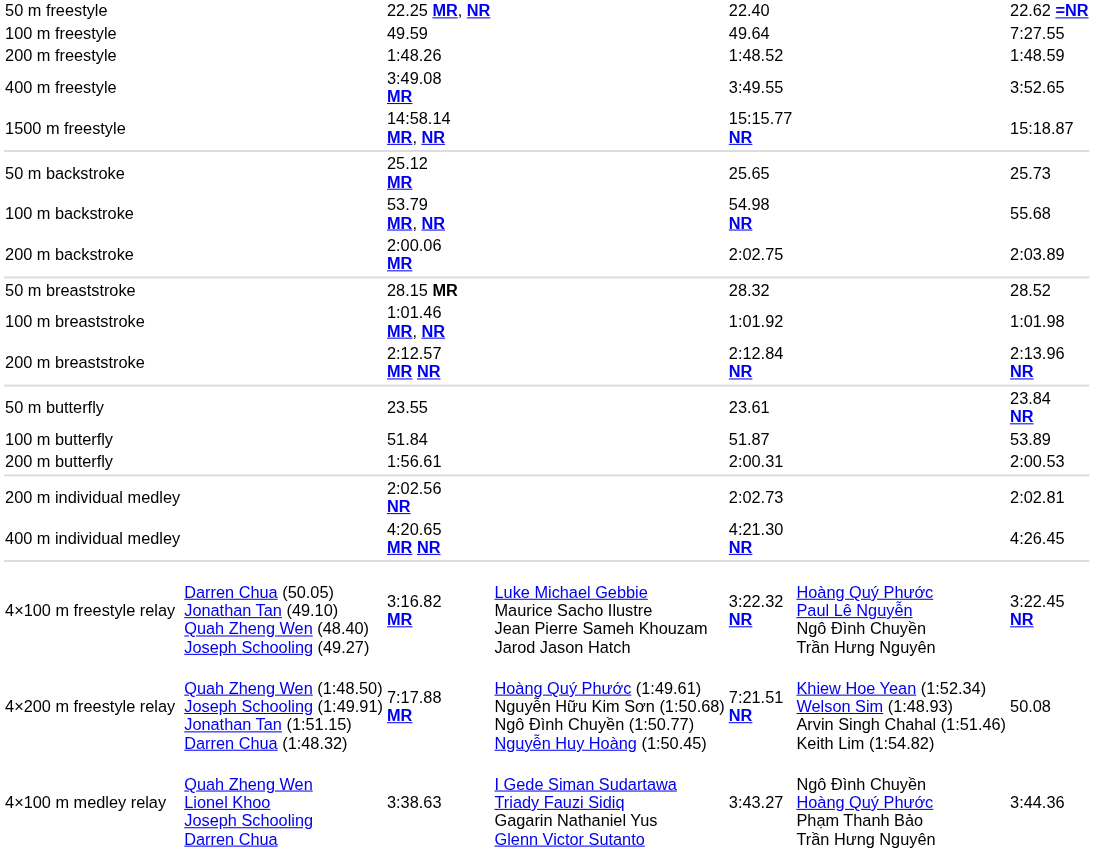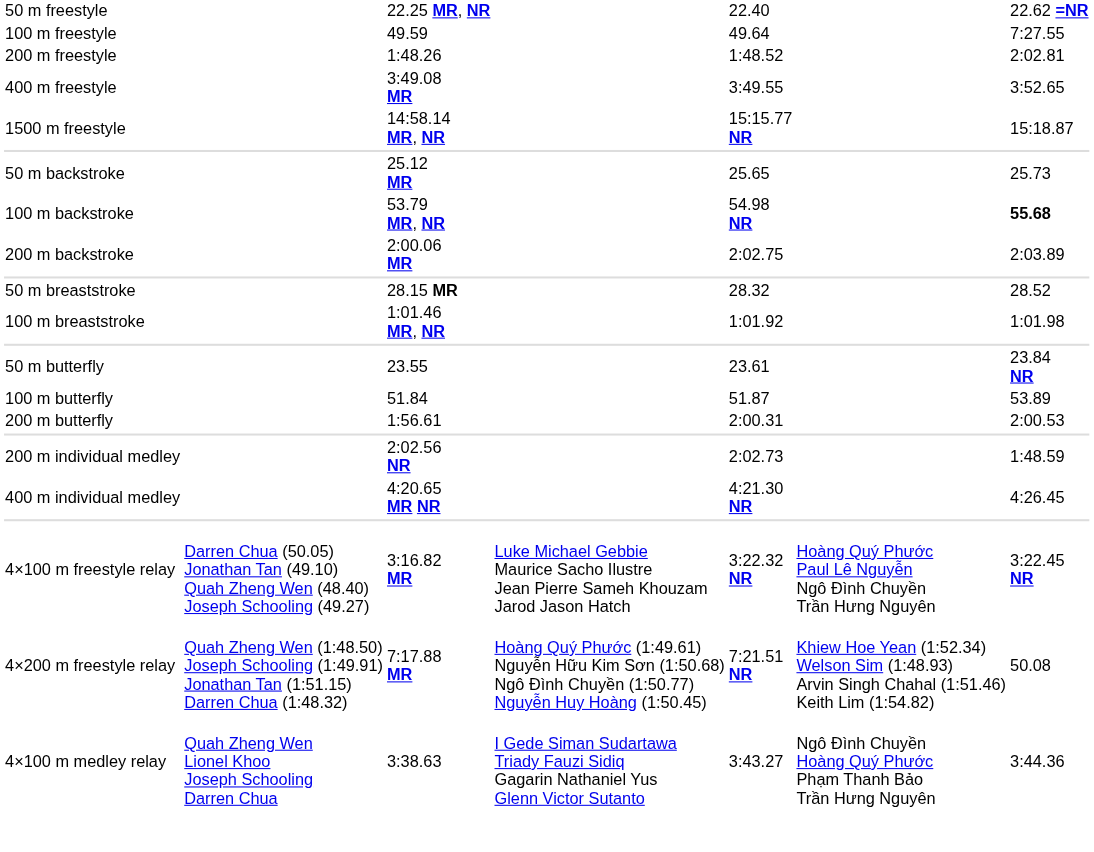(1037, 56) 1:48.59 -> (1037, 56) 2:02.81
(1031, 214) normal -> (1031, 214) bold
- row: (75, 363)
(1037, 497) 2:02.81 -> (1037, 456) 1:48.59
